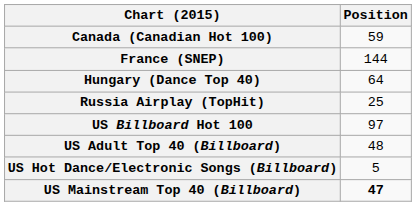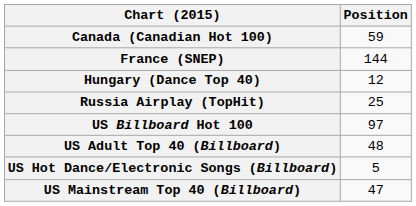(376, 81) 64 -> (376, 81) 12
(376, 190) bold -> (376, 190) normal
